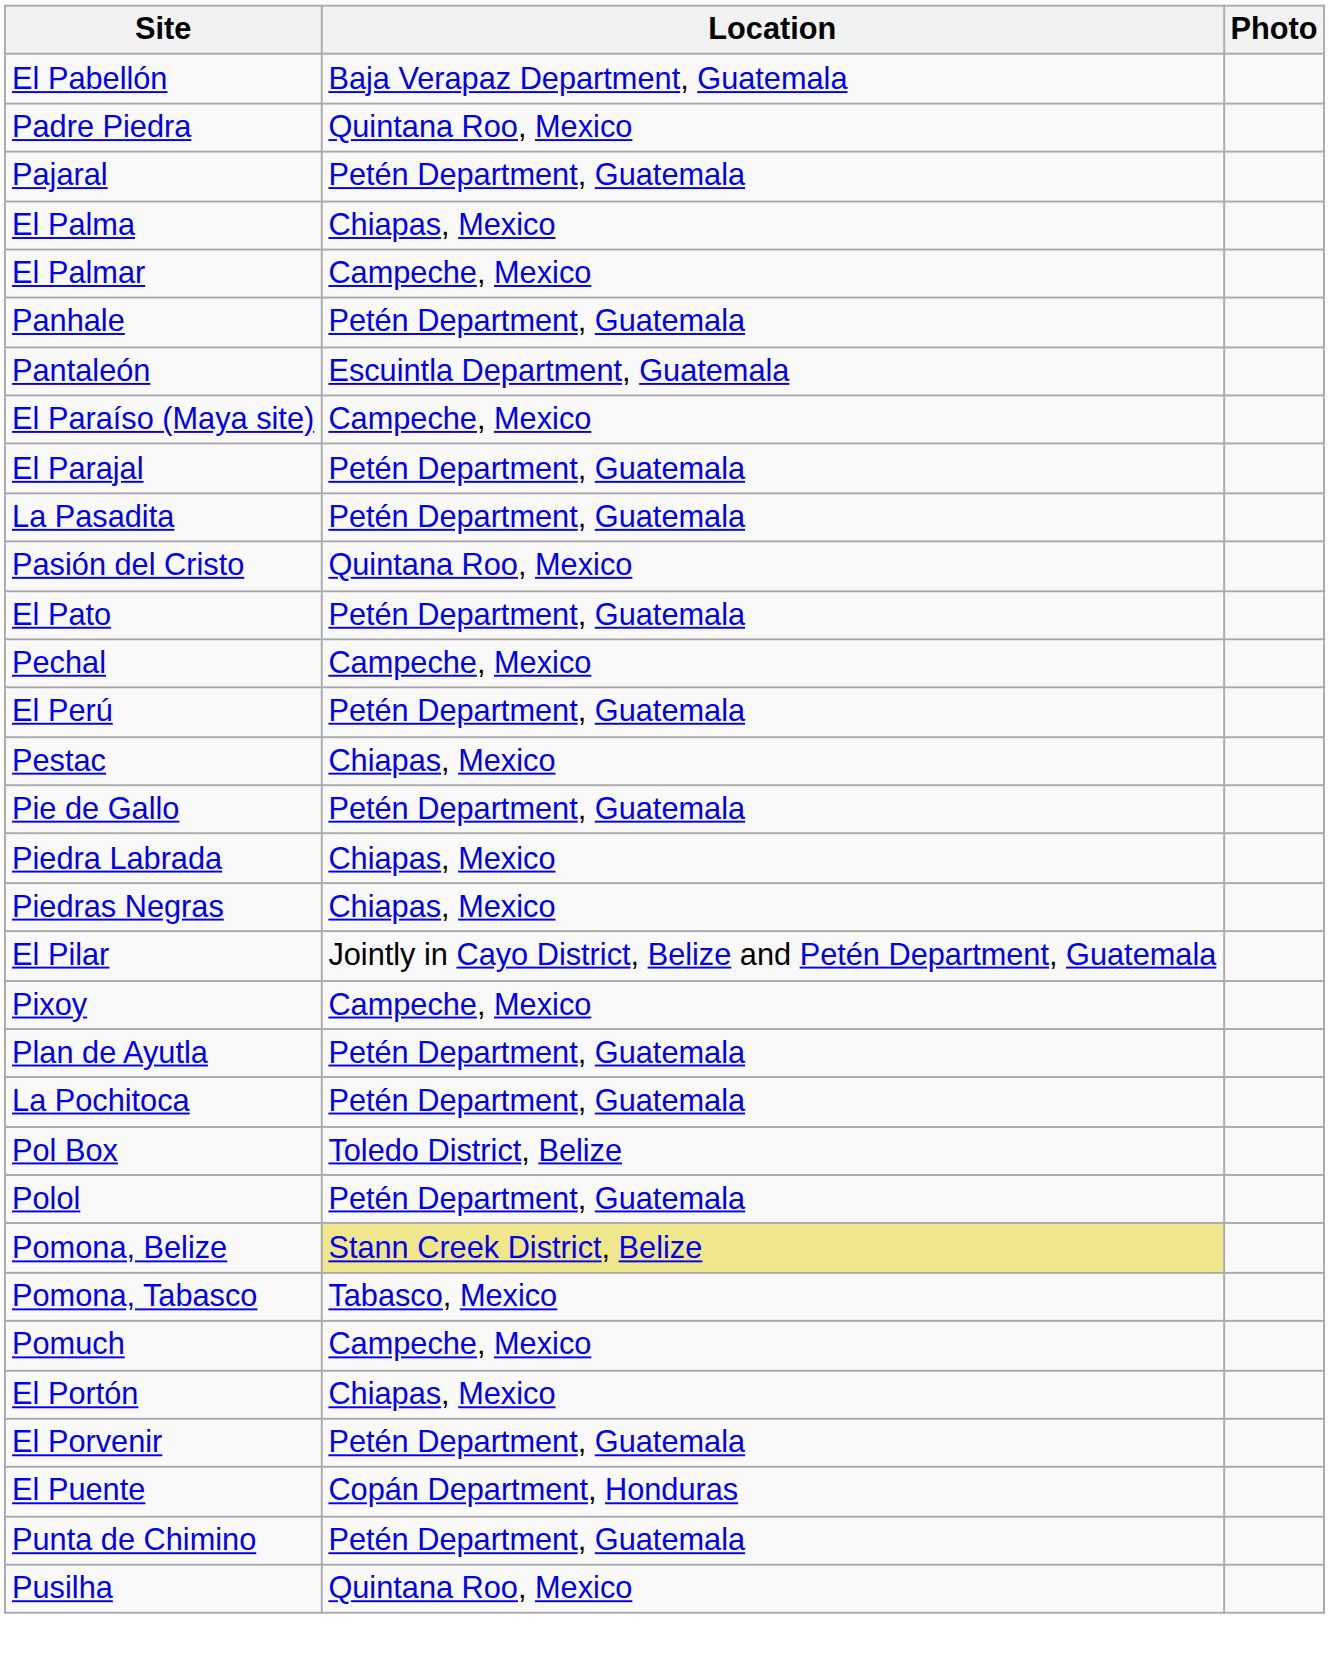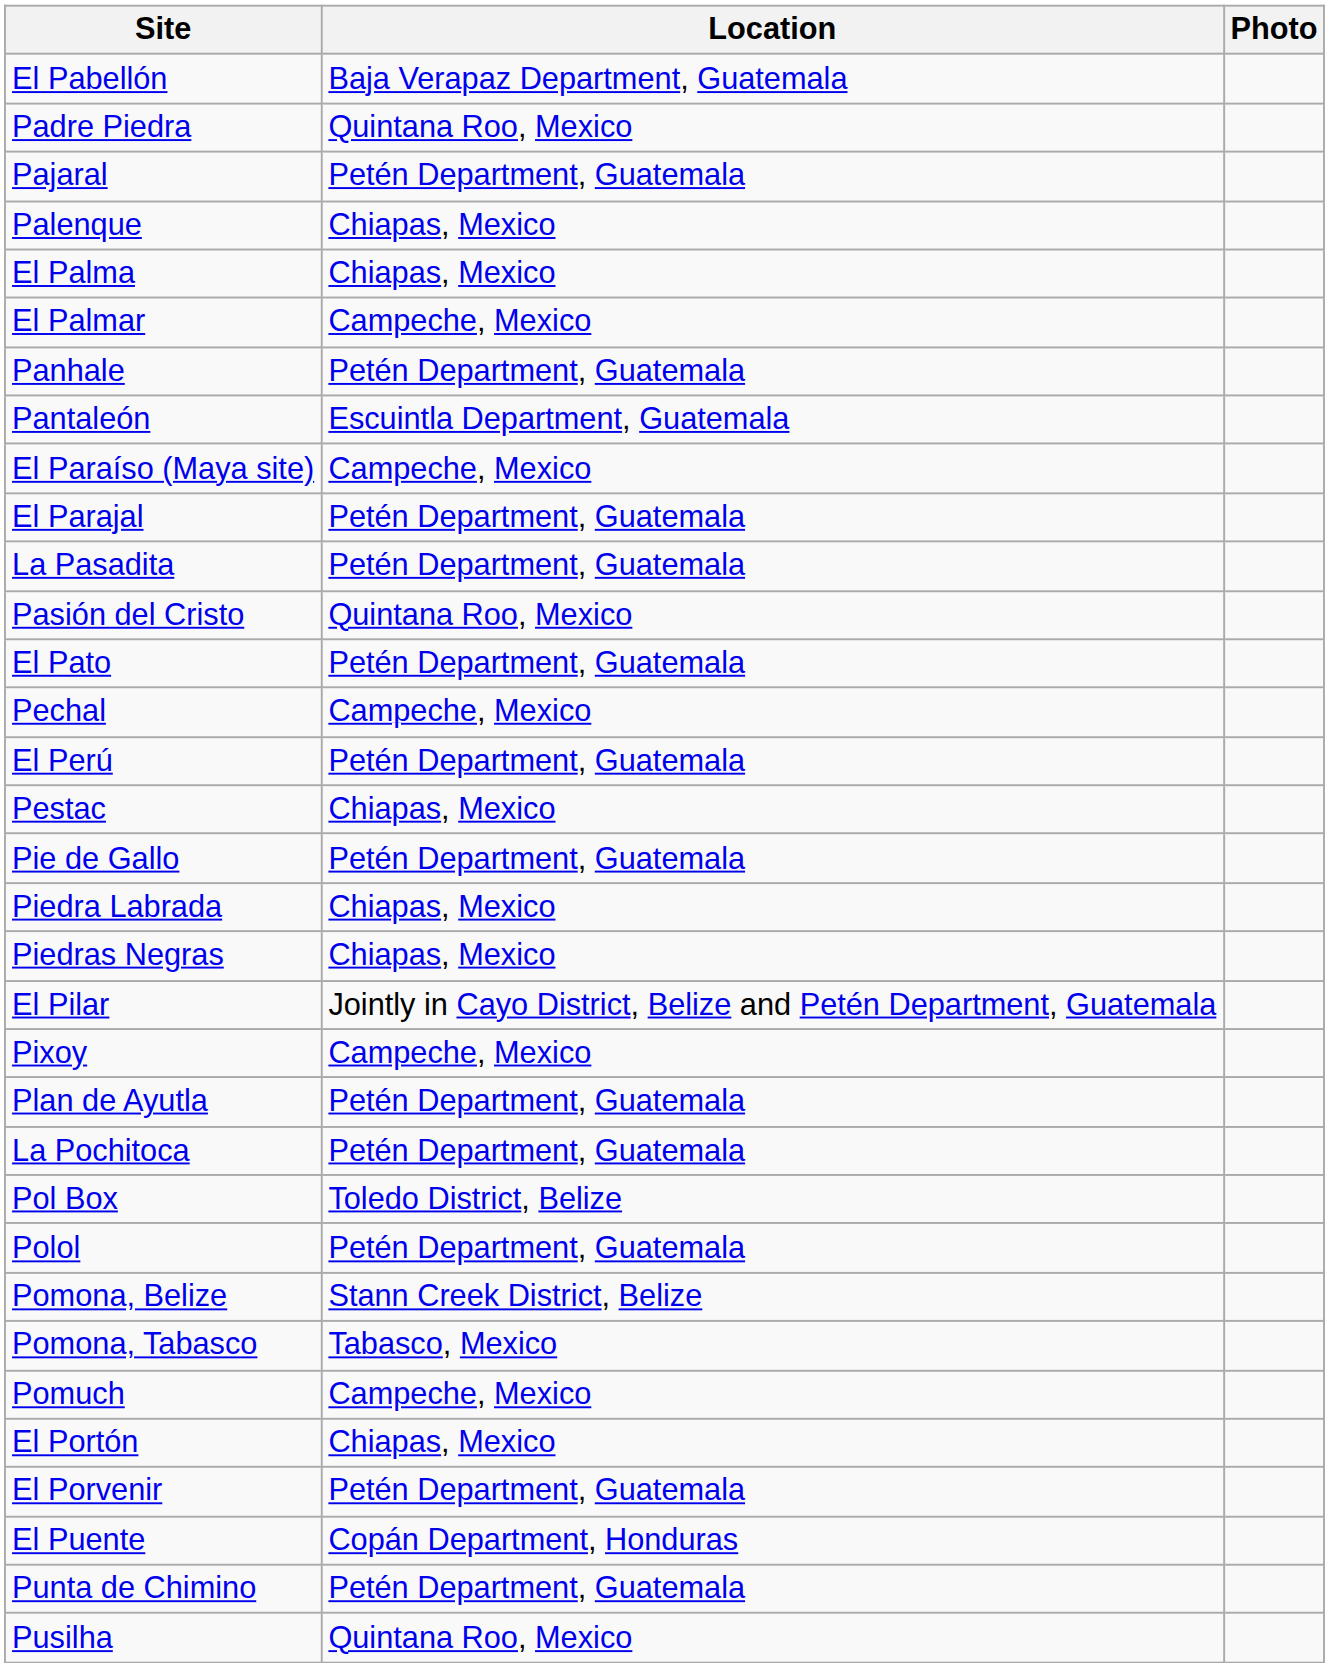+ row: (77, 224)
(515, 1247) khaki background -> (515, 1296) no background
